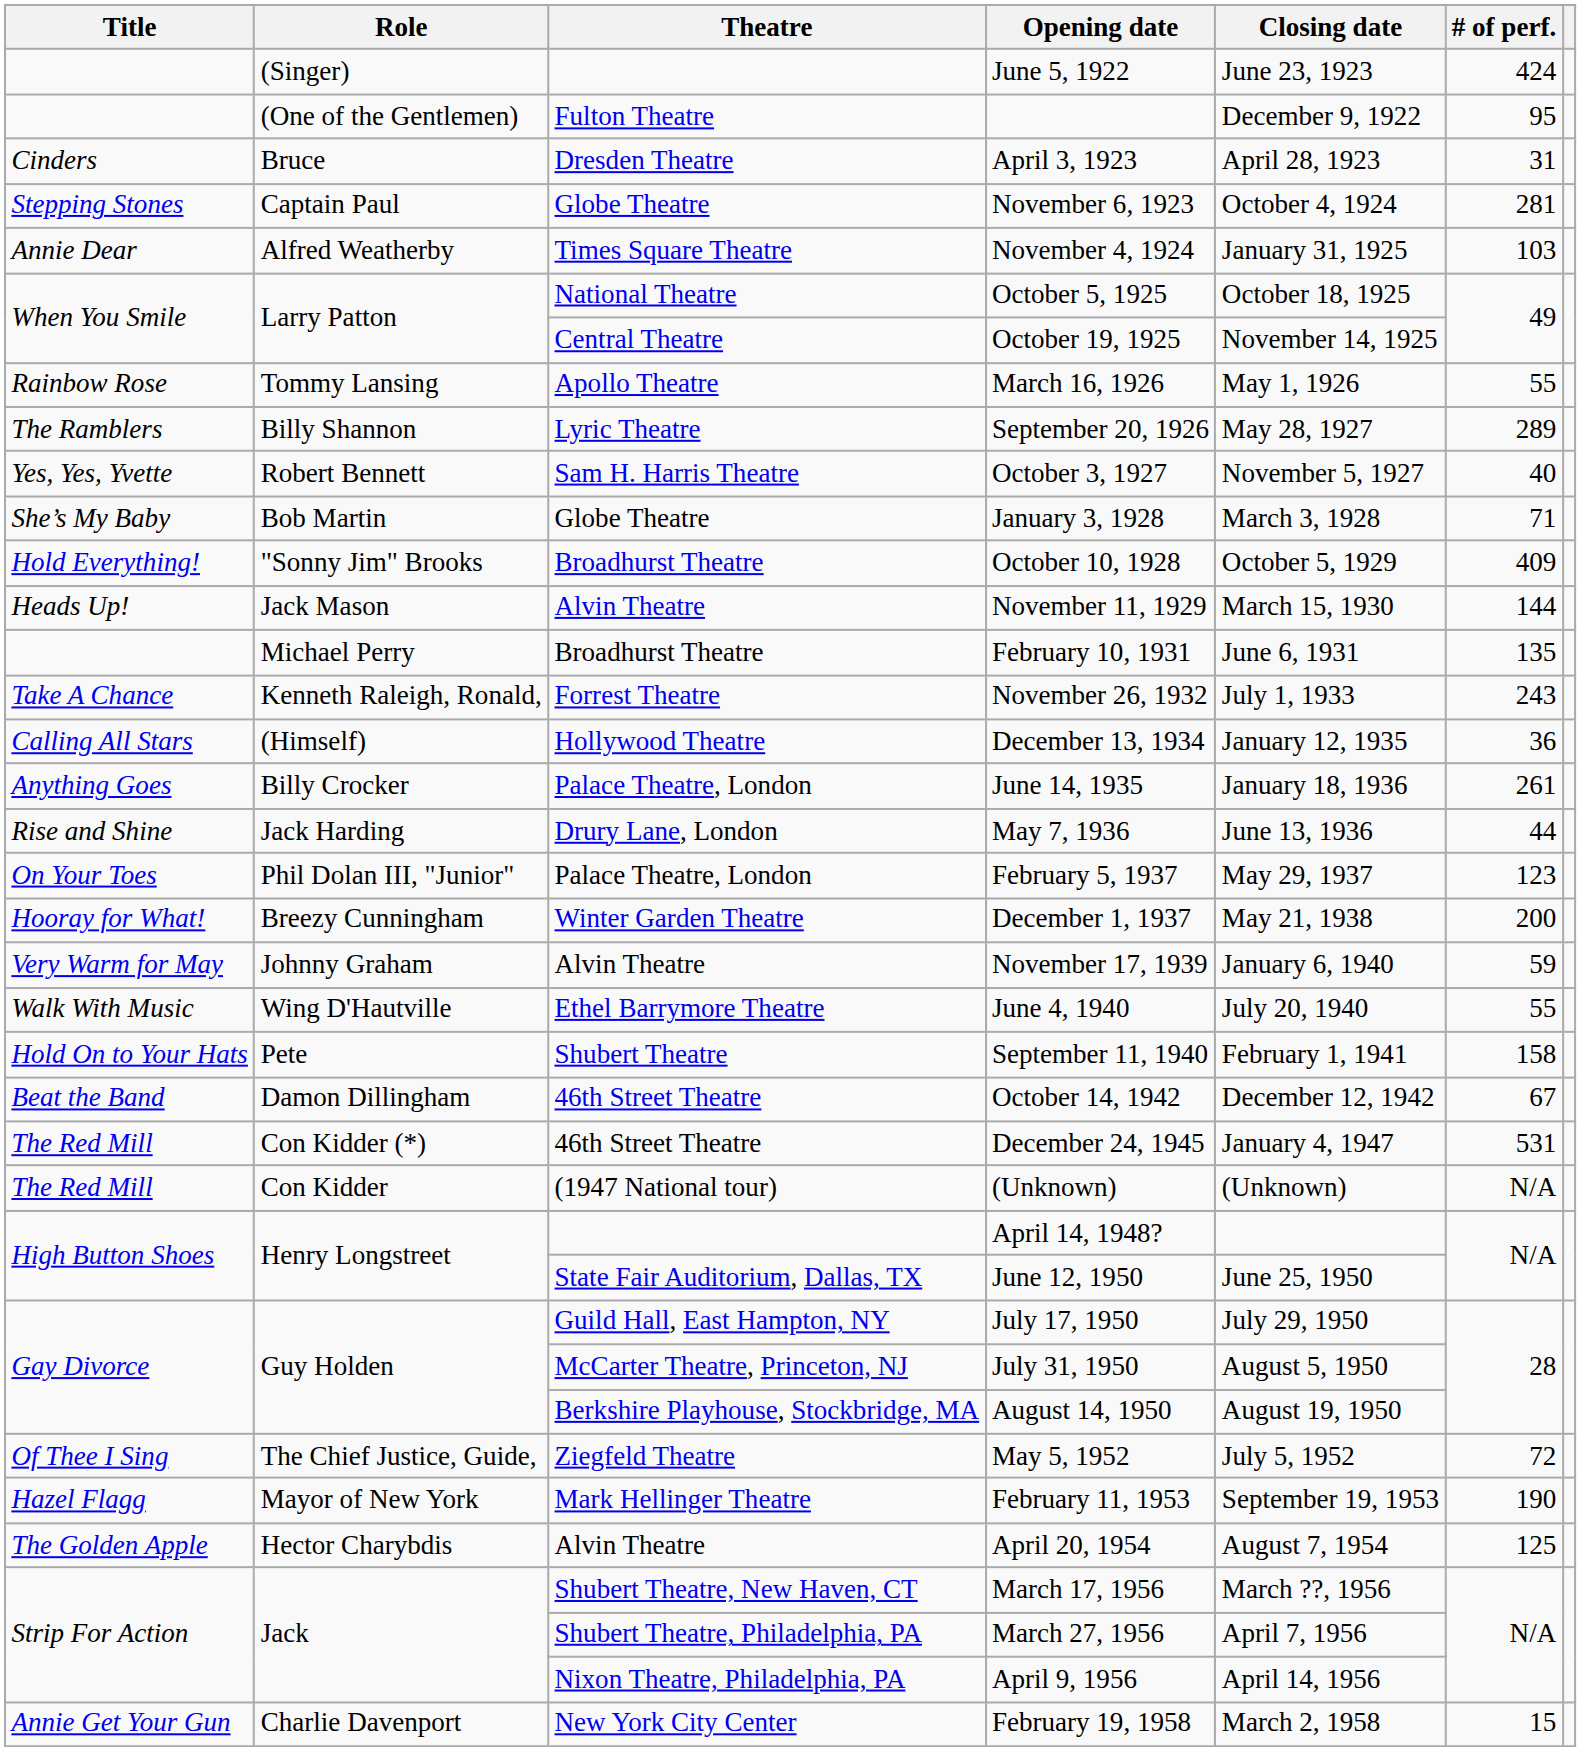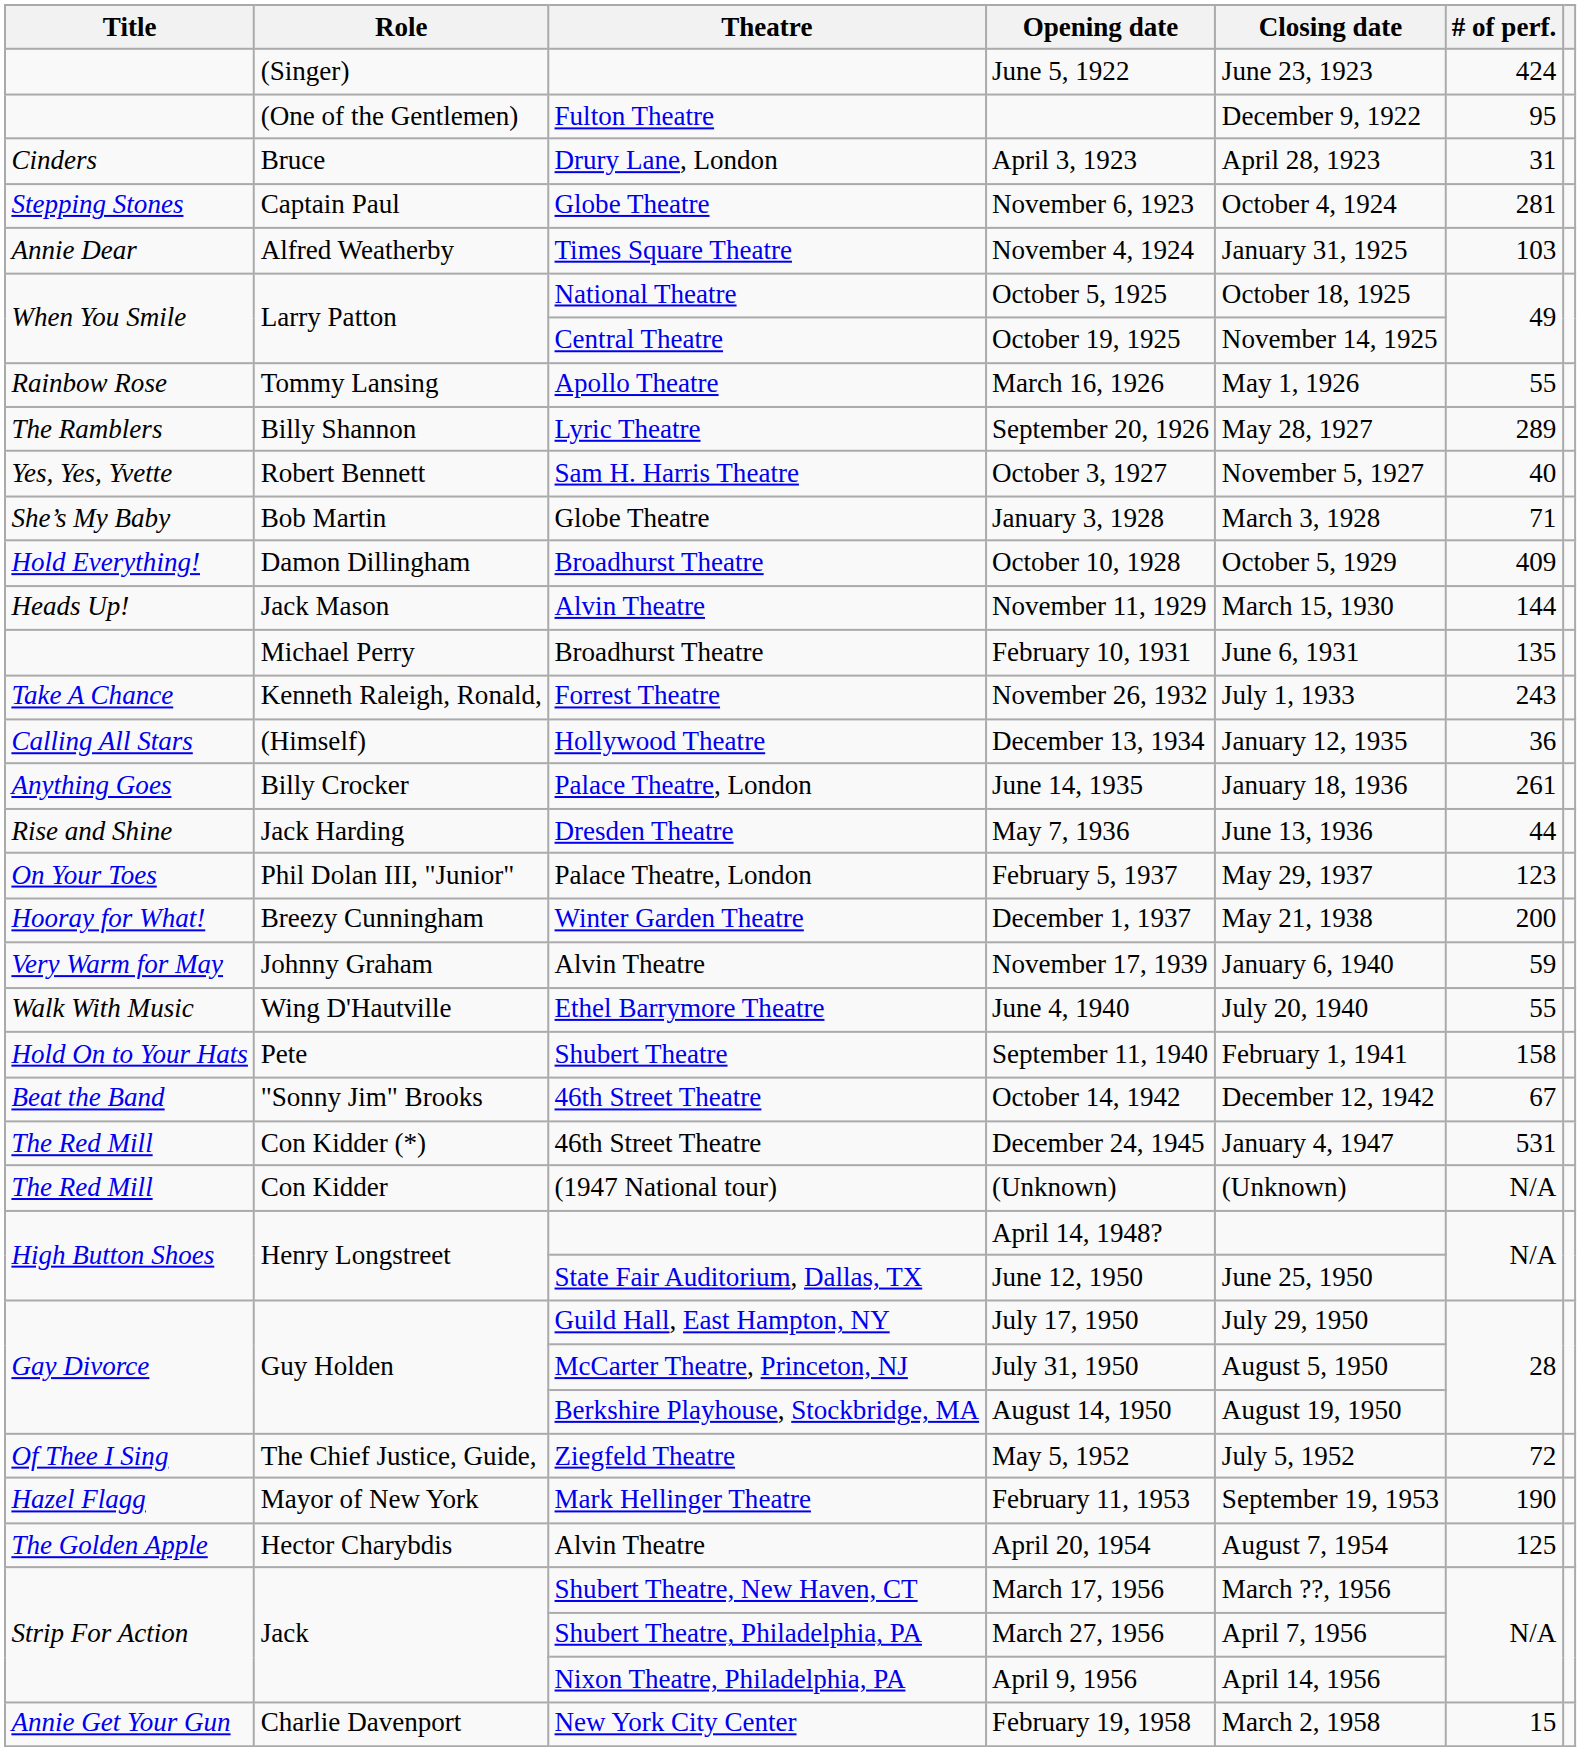(644, 160) Dresden Theatre -> (666, 160) Drury Lane, London
(372, 562) "Sonny Jim" Brooks -> (366, 562) Damon Dillingham
(666, 830) Drury Lane, London -> (644, 830) Dresden Theatre
(366, 1098) Damon Dillingham -> (372, 1098) "Sonny Jim" Brooks
